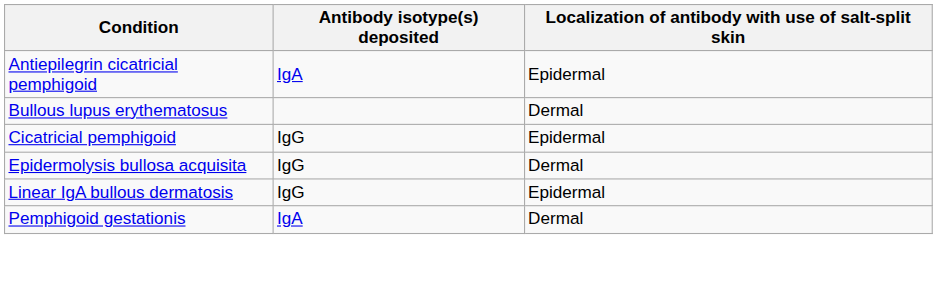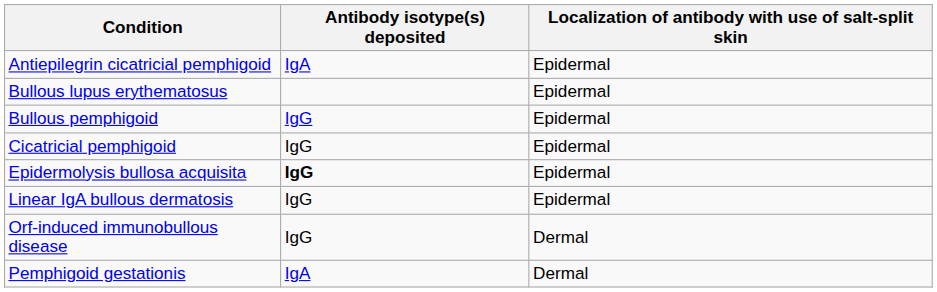(556, 110) Dermal -> (572, 91) Epidermal
+ row: (83, 118)
(291, 165) normal -> (299, 173) bold
(556, 165) Dermal -> (572, 173) Epidermal
+ row: (113, 237)
